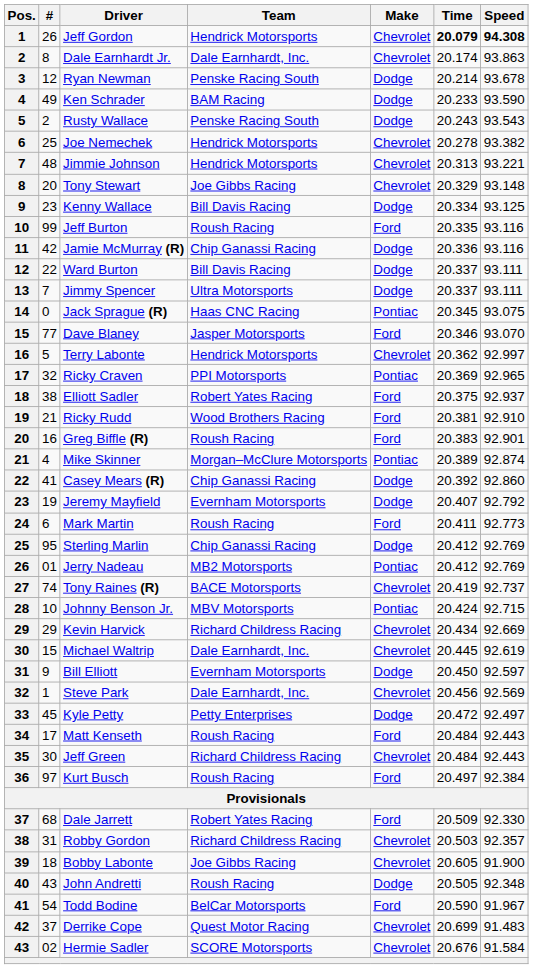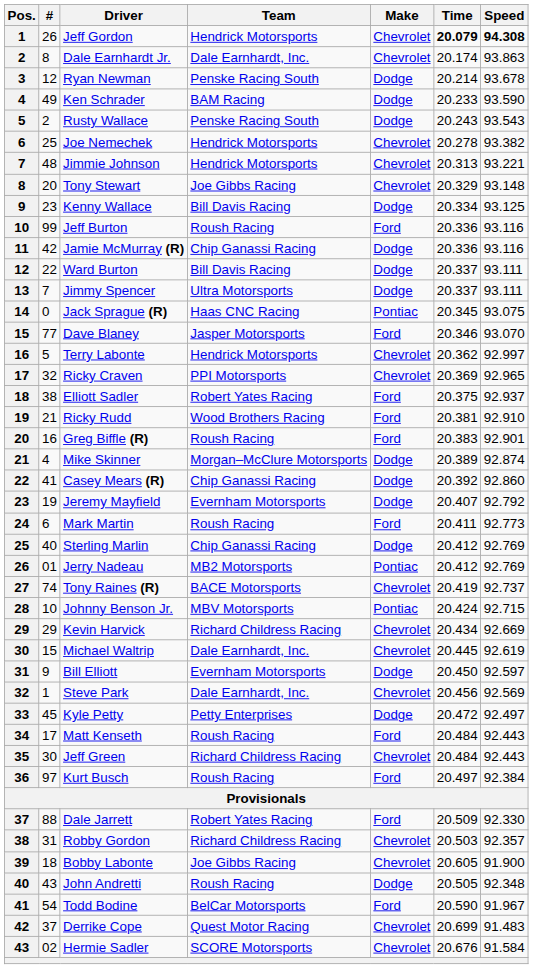(457, 227) 20.335 -> (457, 227) 20.336
(396, 375) Pontiac -> (402, 375) Chevrolet
(396, 460) Pontiac -> (393, 460) Dodge
(49, 545) 95 -> (49, 545) 40
(49, 820) 68 -> (49, 820) 88
